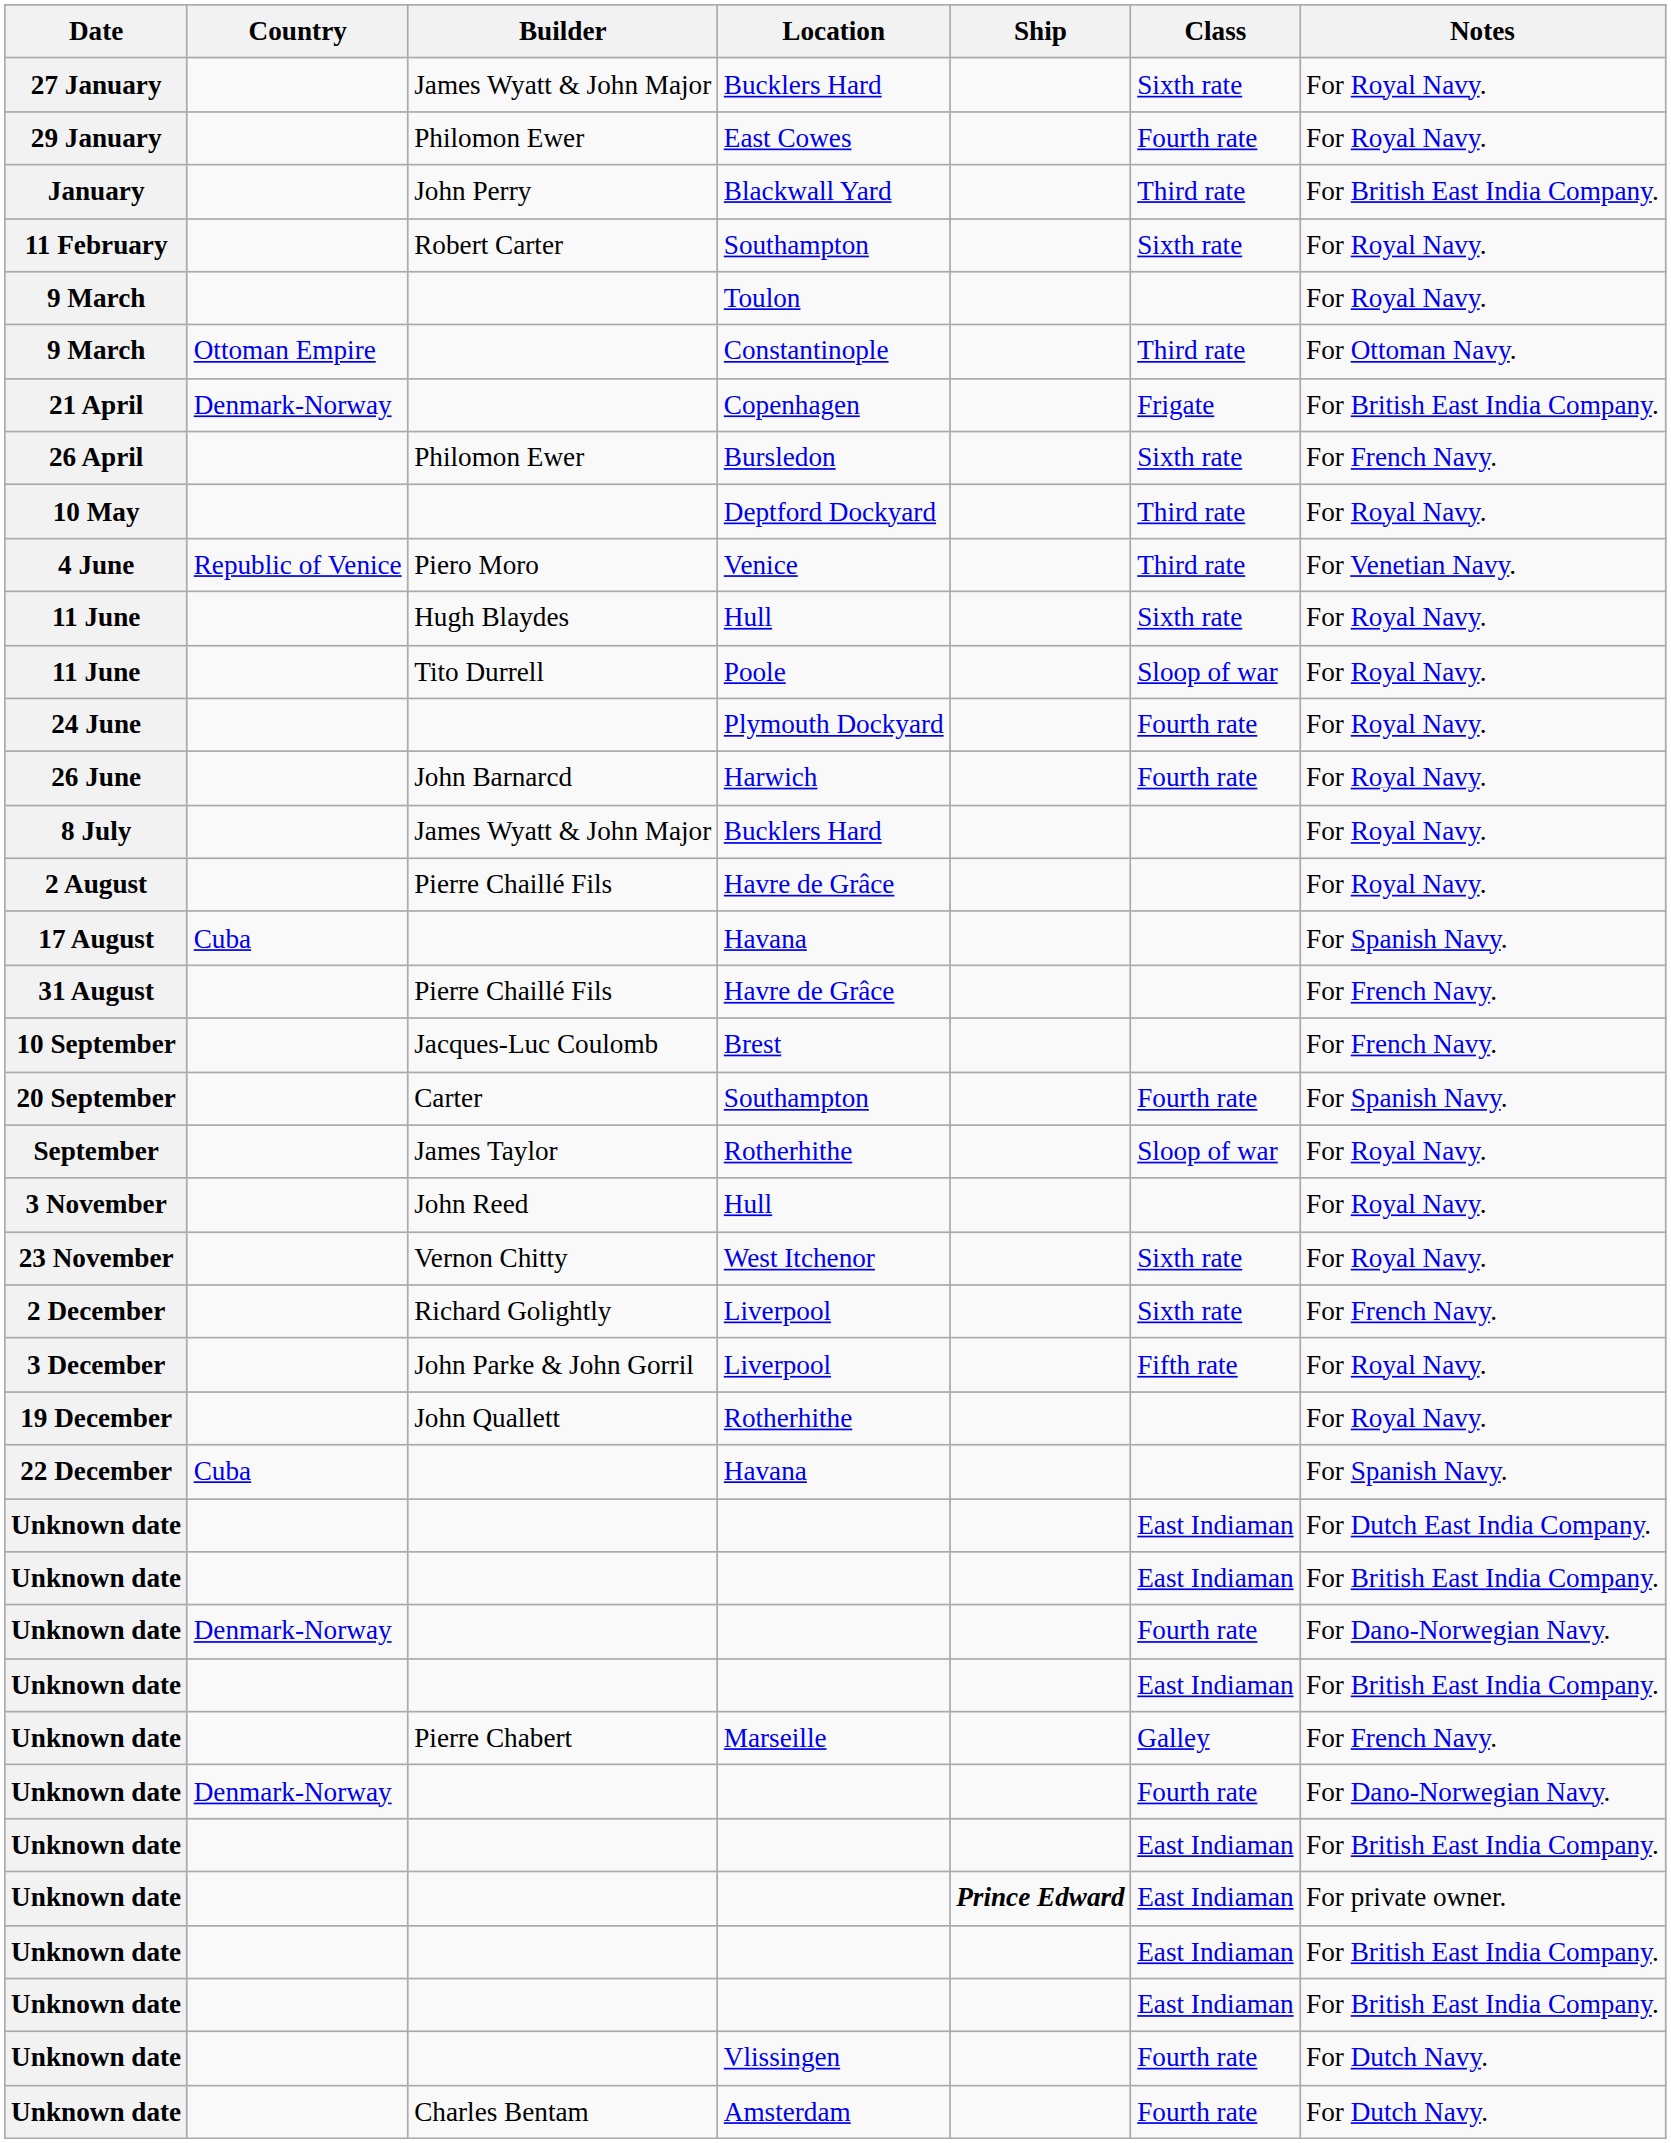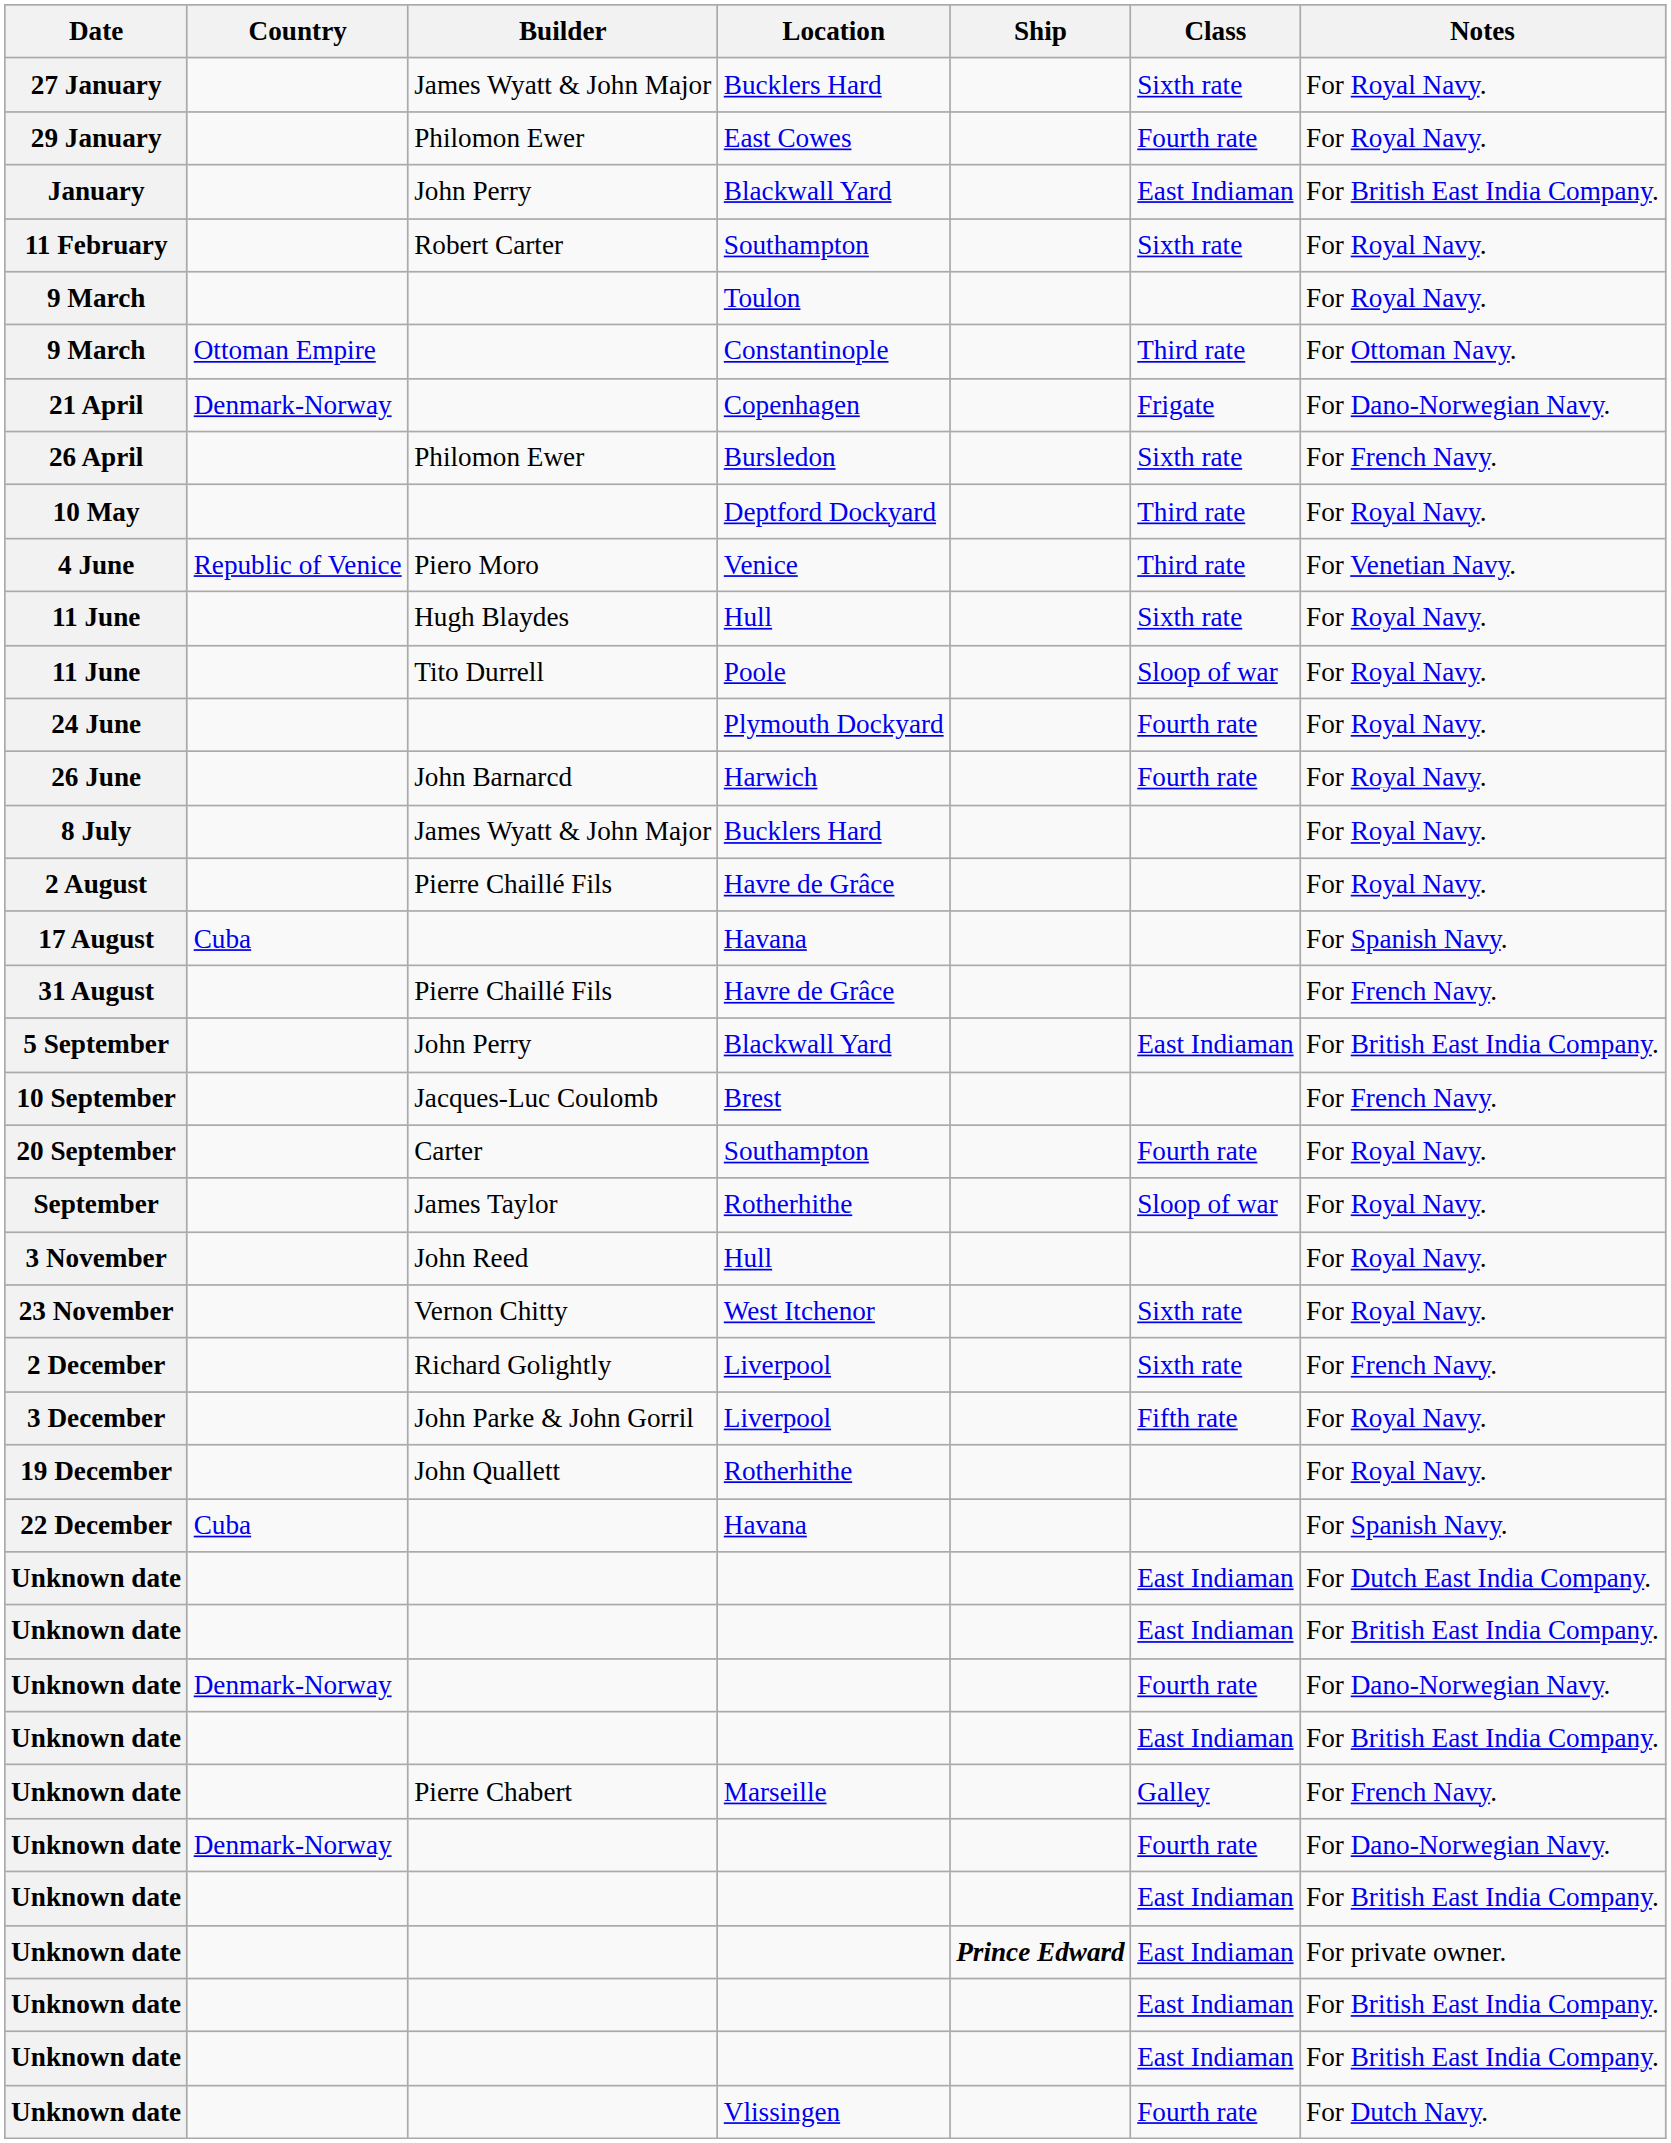(1191, 191) Third rate -> (1215, 191) East Indiaman
(1482, 404) For British East India Company. -> (1458, 404) For Dano-Norwegian Navy.
+ row: (96, 1044)
(1407, 1097) For Spanish Navy. -> (1396, 1151) For Royal Navy.
- row: (96, 2111)
